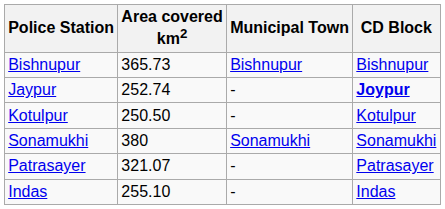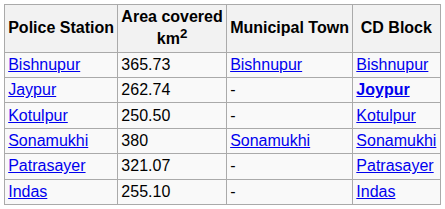(146, 90) 252.74 -> (146, 90) 262.74
